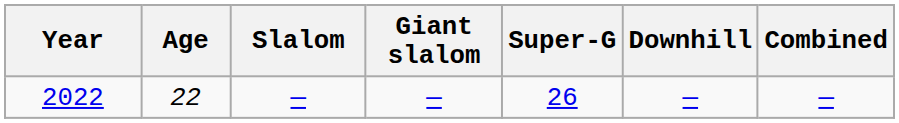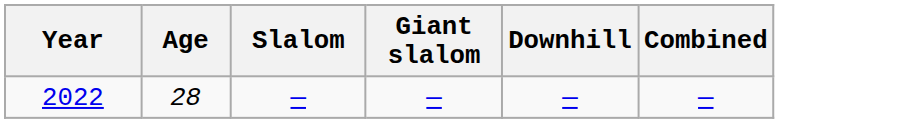- column: (562, 41)
(186, 98) 22 -> (186, 98) 28
